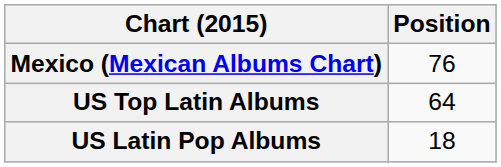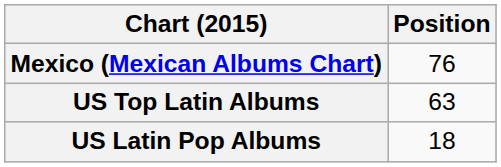(442, 102) 64 -> (442, 102) 63
